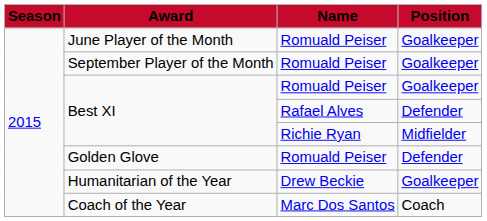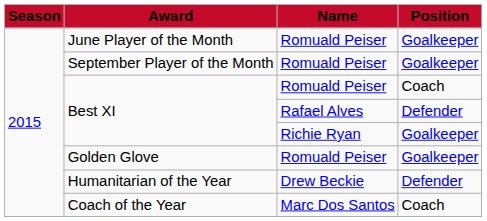(440, 87) Goalkeeper -> (423, 87) Coach
(434, 134) Midfielder -> (440, 134) Goalkeeper
(432, 157) Defender -> (440, 157) Goalkeeper
(440, 181) Goalkeeper -> (432, 181) Defender
